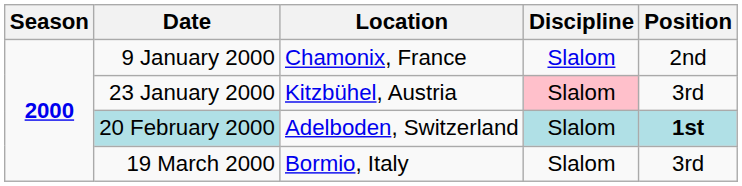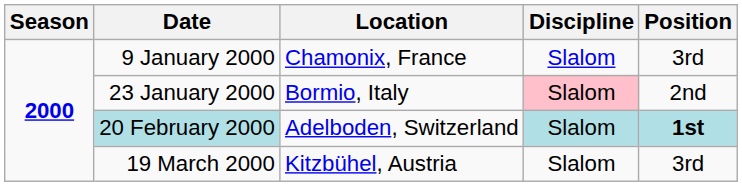(688, 57) 2nd -> (688, 57) 3rd
(371, 92) Kitzbühel, Austria -> (347, 92) Bormio, Italy
(688, 92) 3rd -> (688, 92) 2nd
(347, 163) Bormio, Italy -> (371, 163) Kitzbühel, Austria
